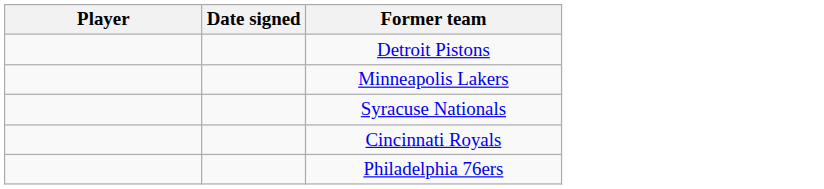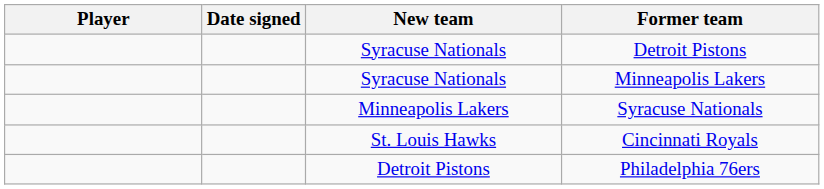+ column: (433, 19)
